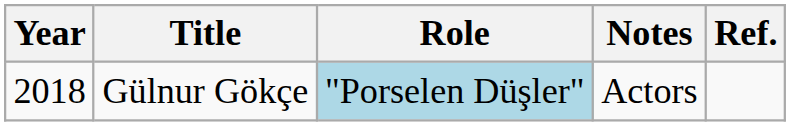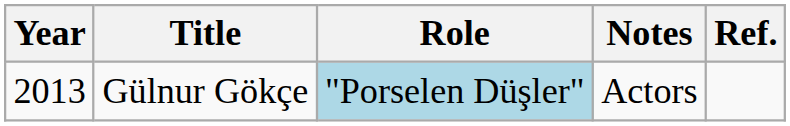(50, 90) 2018 -> (50, 90) 2013
